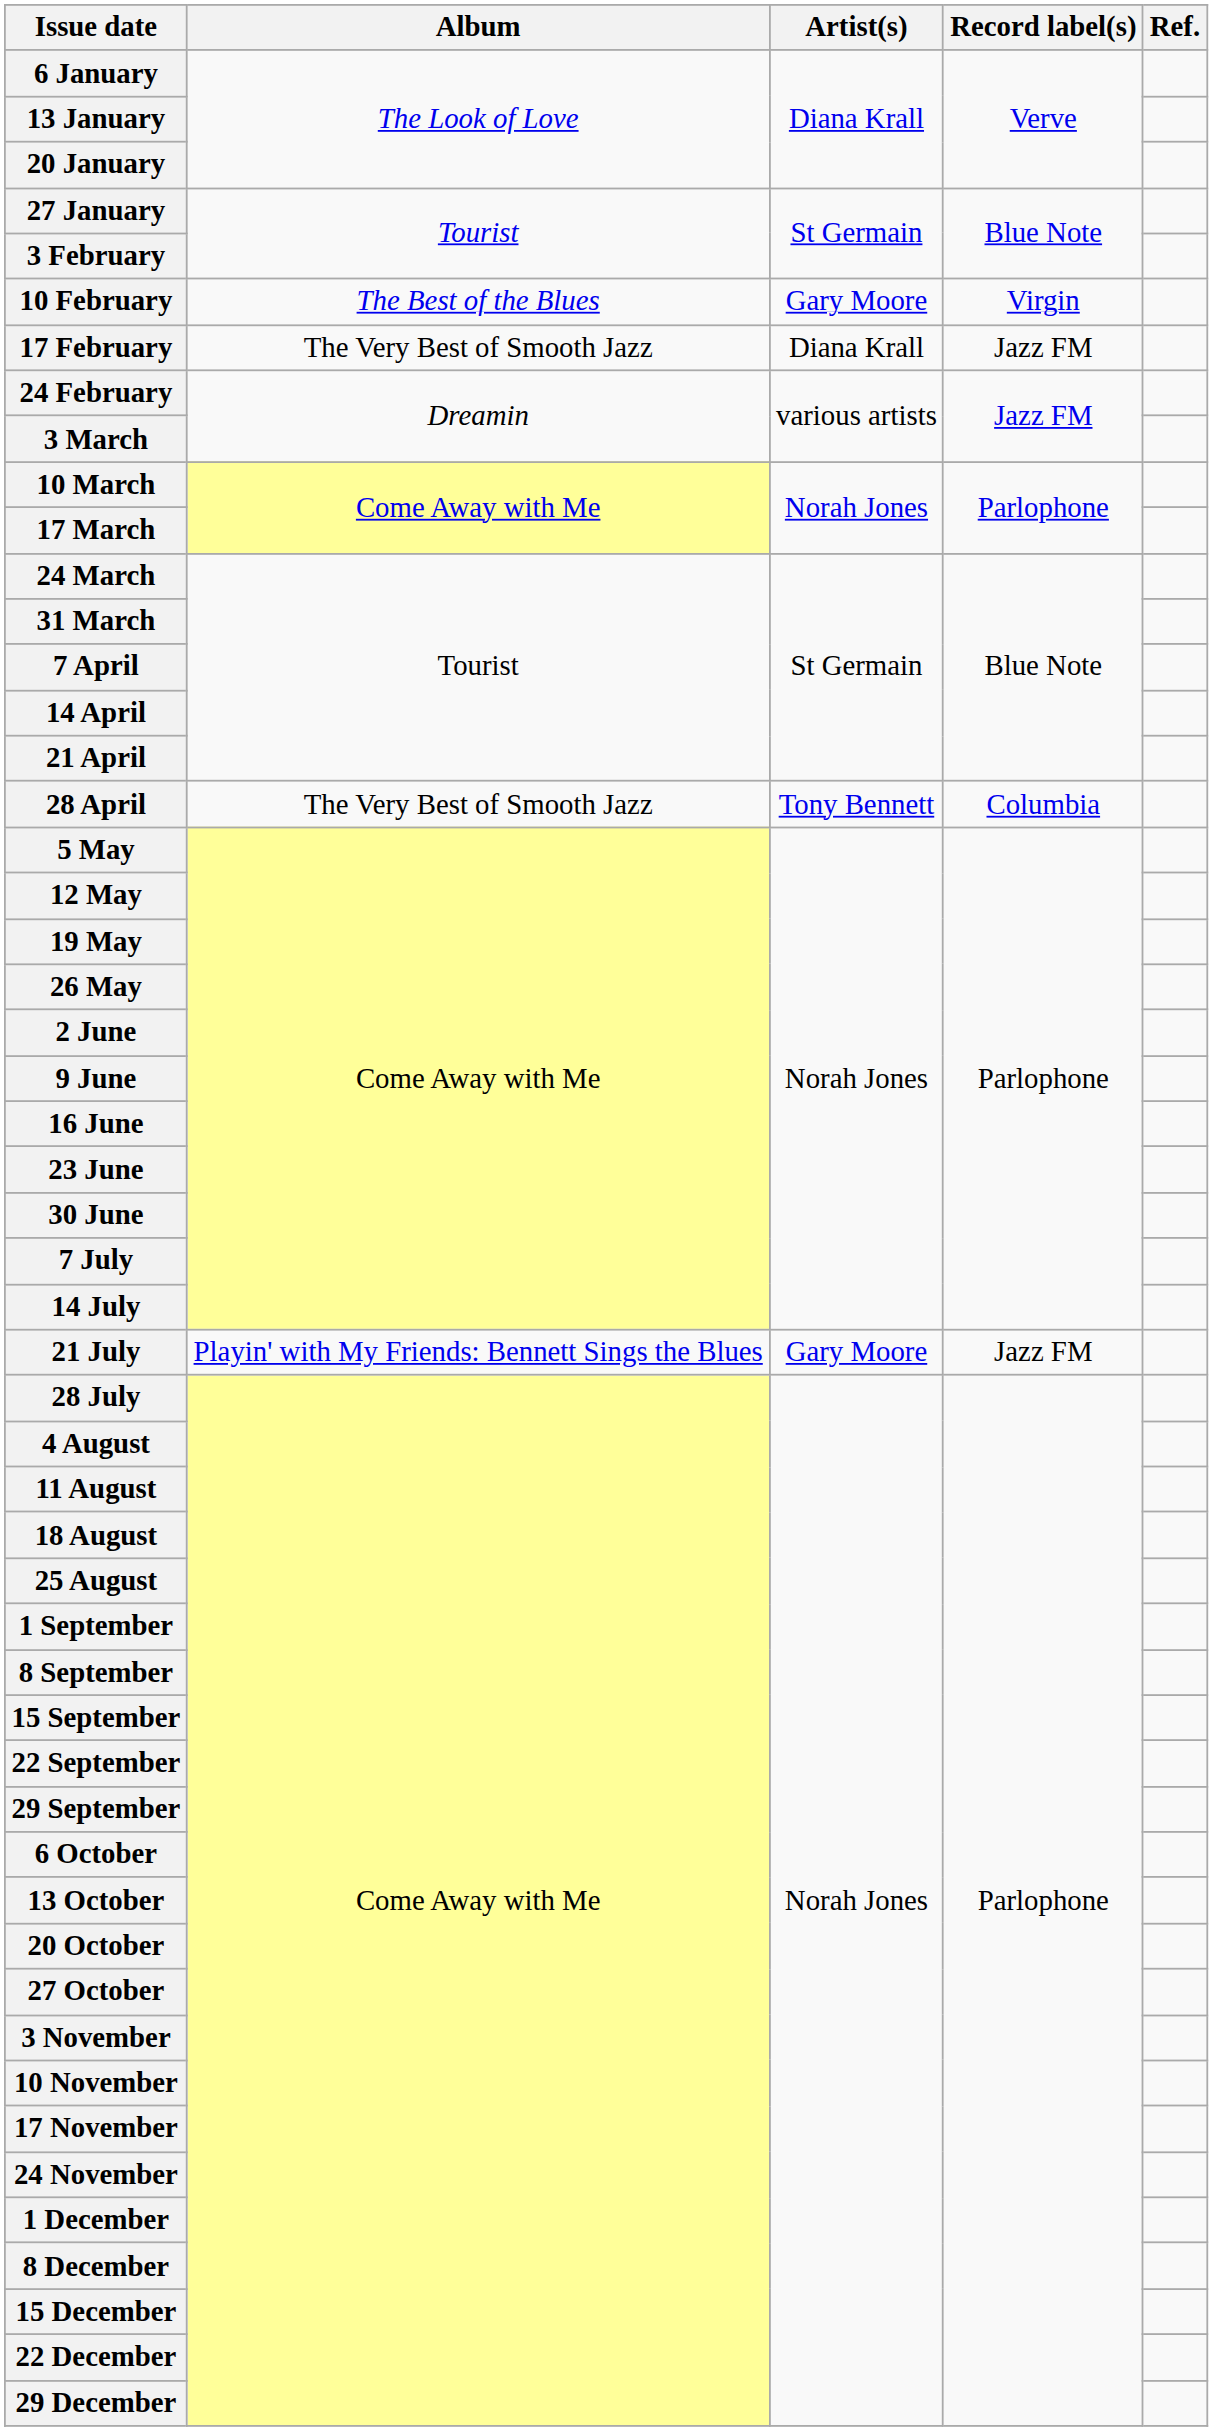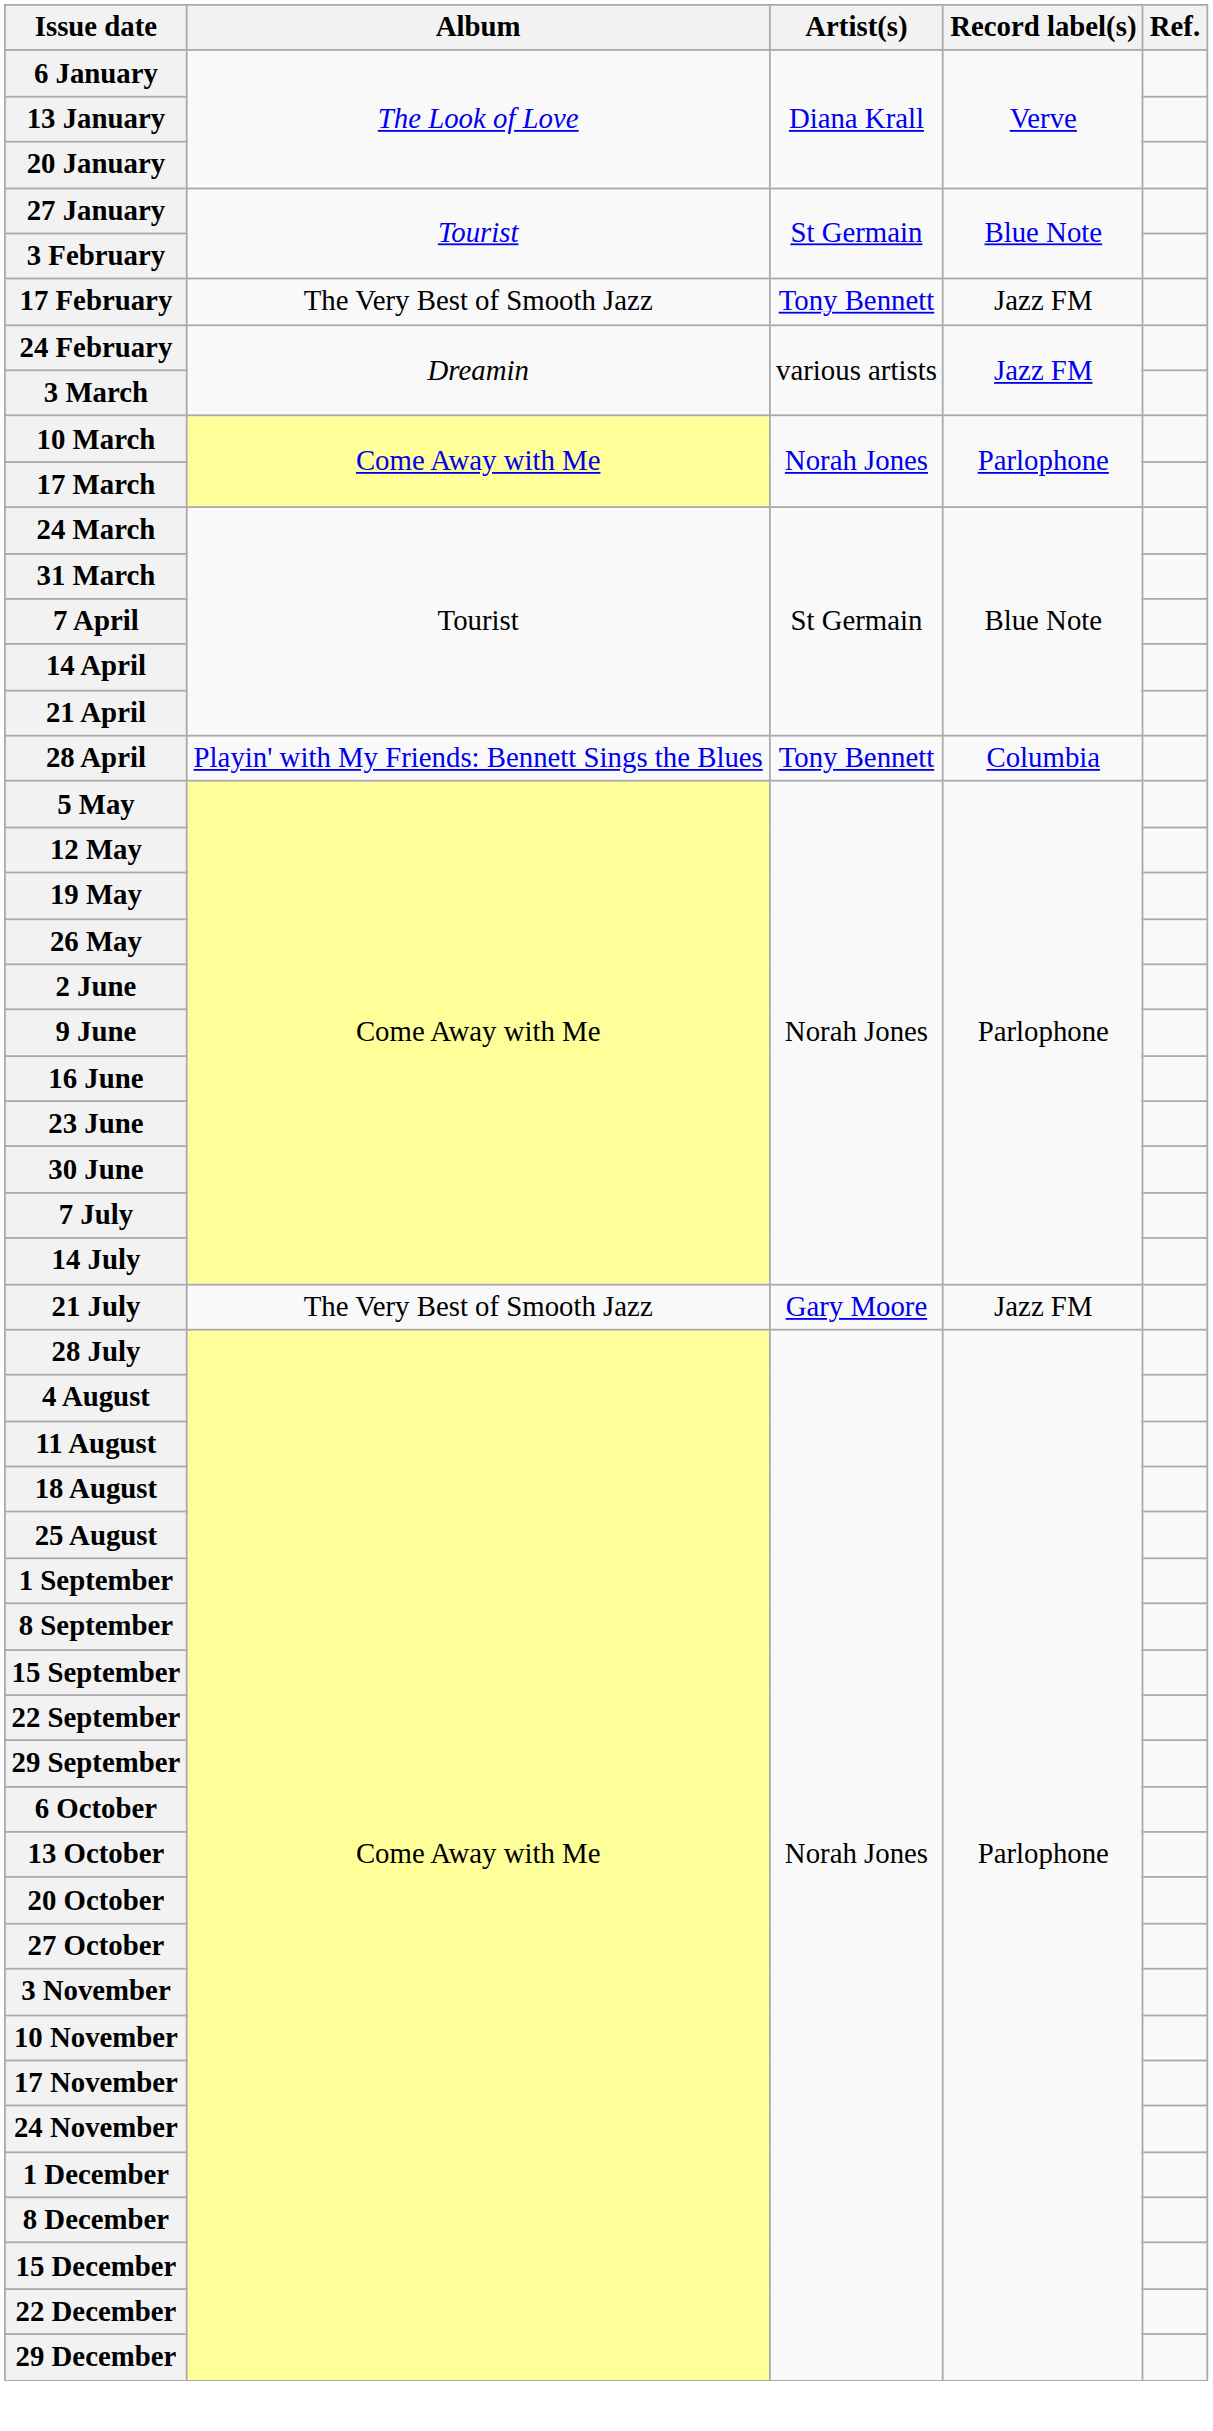- row: (96, 301)
(856, 347) Diana Krall -> (856, 301) Tony Bennett
(478, 803) The Very Best of Smooth Jazz -> (478, 758) Playin' with My Friends: Bennett Sings the Blues
(478, 1351) Playin' with My Friends: Bennett Sings the Blues -> (478, 1306) The Very Best of Smooth Jazz
